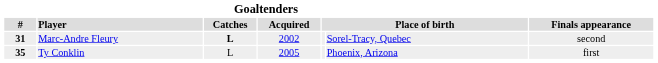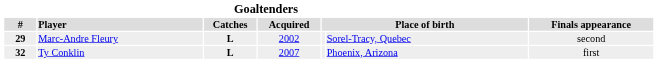(20, 38) 31 -> (20, 38) 29
(20, 52) 35 -> (20, 52) 32
(230, 52) normal -> (230, 52) bold
(289, 52) 2005 -> (289, 52) 2007
